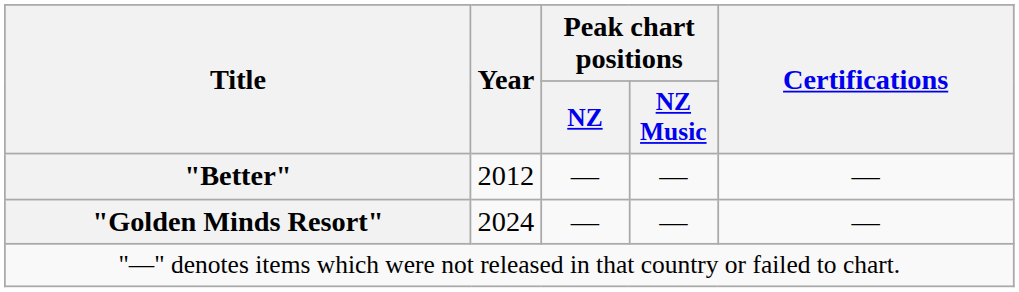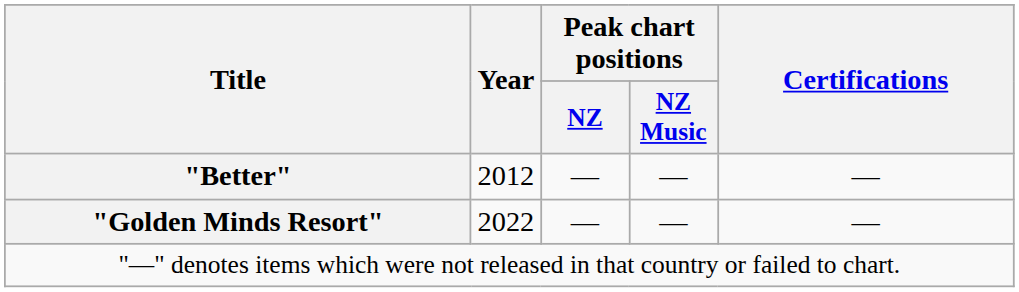(506, 220) 2024 -> (506, 220) 2022
